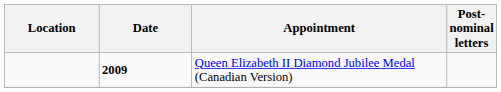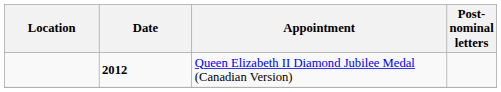(115, 70) 2009 -> (115, 70) 2012
